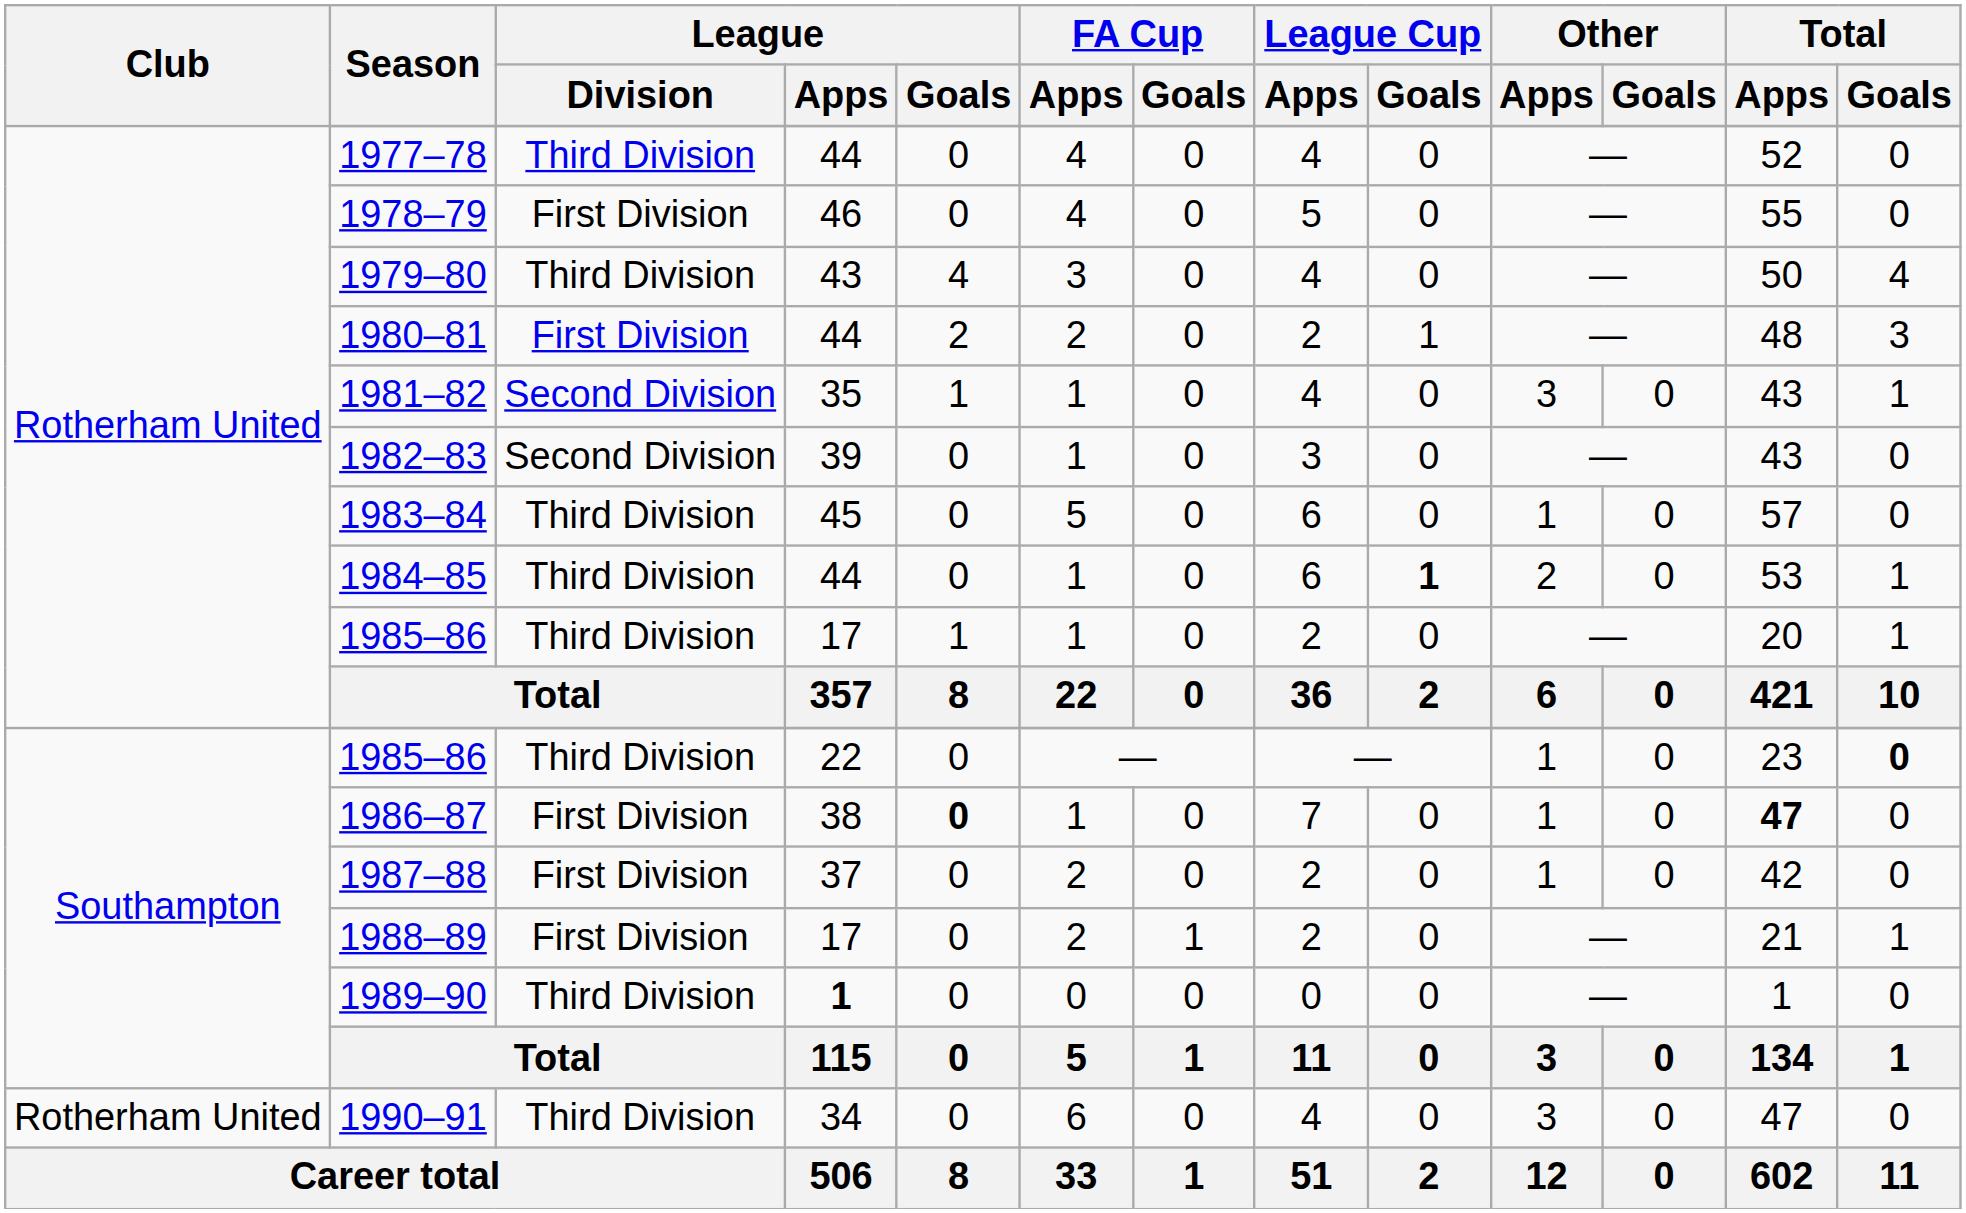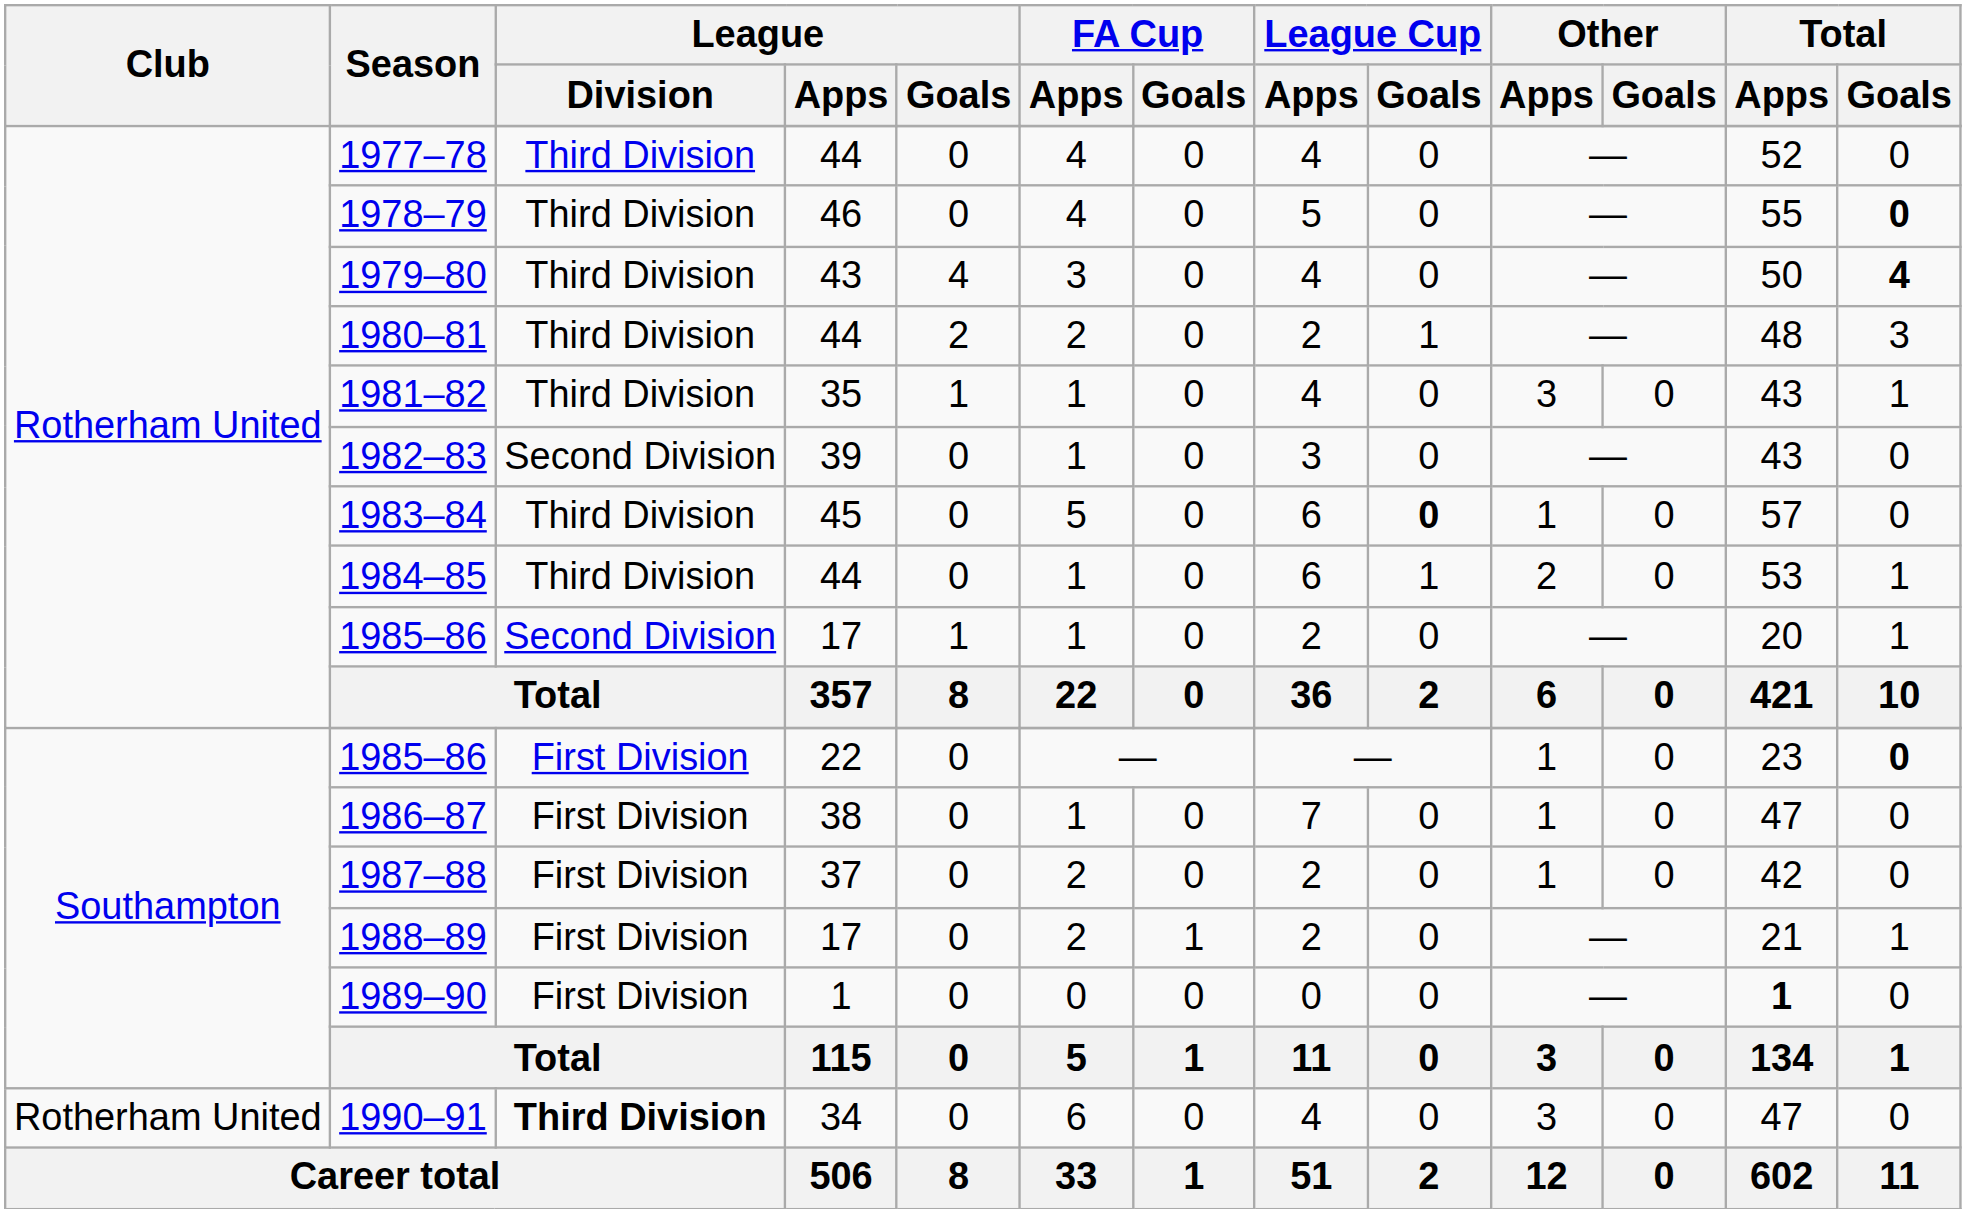(640, 214) First Division -> (640, 214) Third Division
(1899, 214) normal -> (1899, 214) bold
(1899, 275) normal -> (1899, 275) bold
(640, 335) First Division -> (640, 335) Third Division
(640, 395) Second Division -> (640, 395) Third Division
(1429, 515) normal -> (1429, 515) bold
(1429, 575) bold -> (1429, 575) normal
(640, 635) Third Division -> (640, 635) Second Division
(640, 756) Third Division -> (640, 756) First Division
(959, 816) bold -> (959, 816) normal
(1782, 816) bold -> (1782, 816) normal
(640, 996) Third Division -> (640, 996) First Division
(841, 996) bold -> (841, 996) normal
(1782, 996) normal -> (1782, 996) bold
(640, 1117) normal -> (640, 1117) bold
